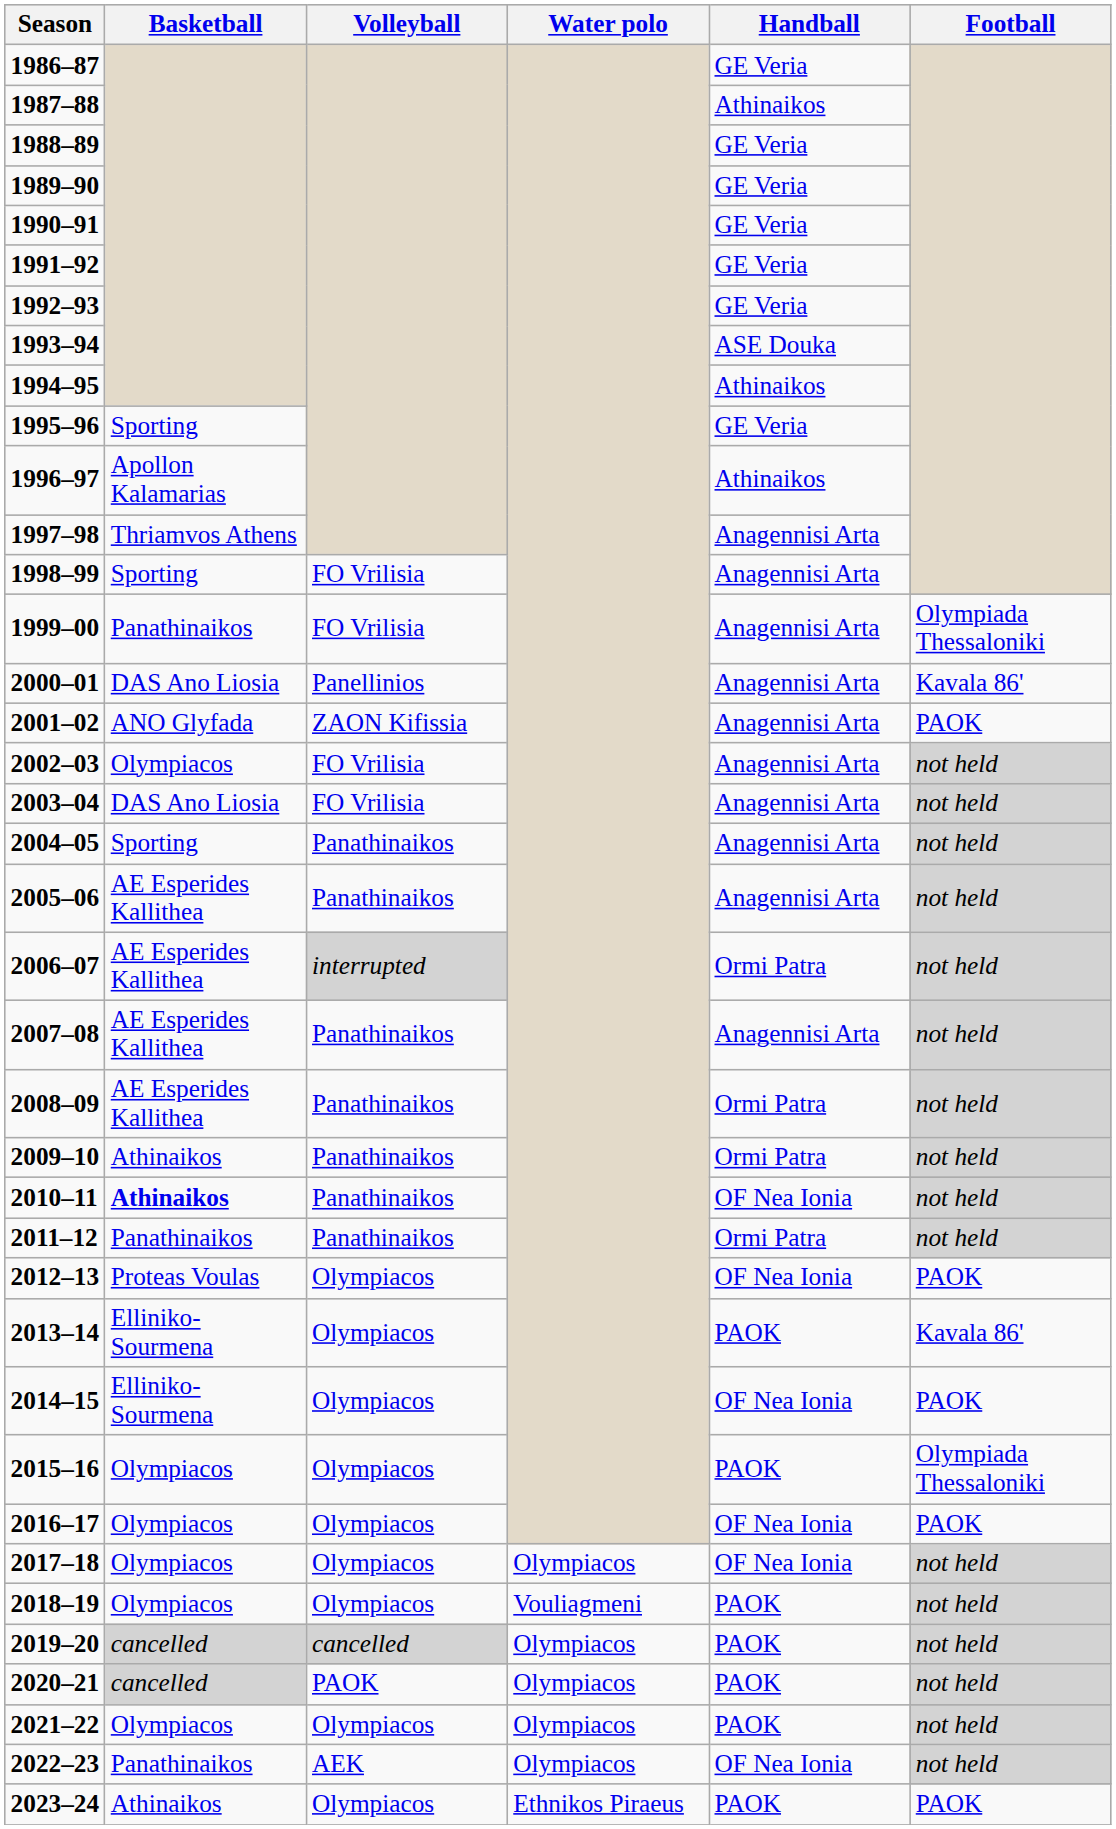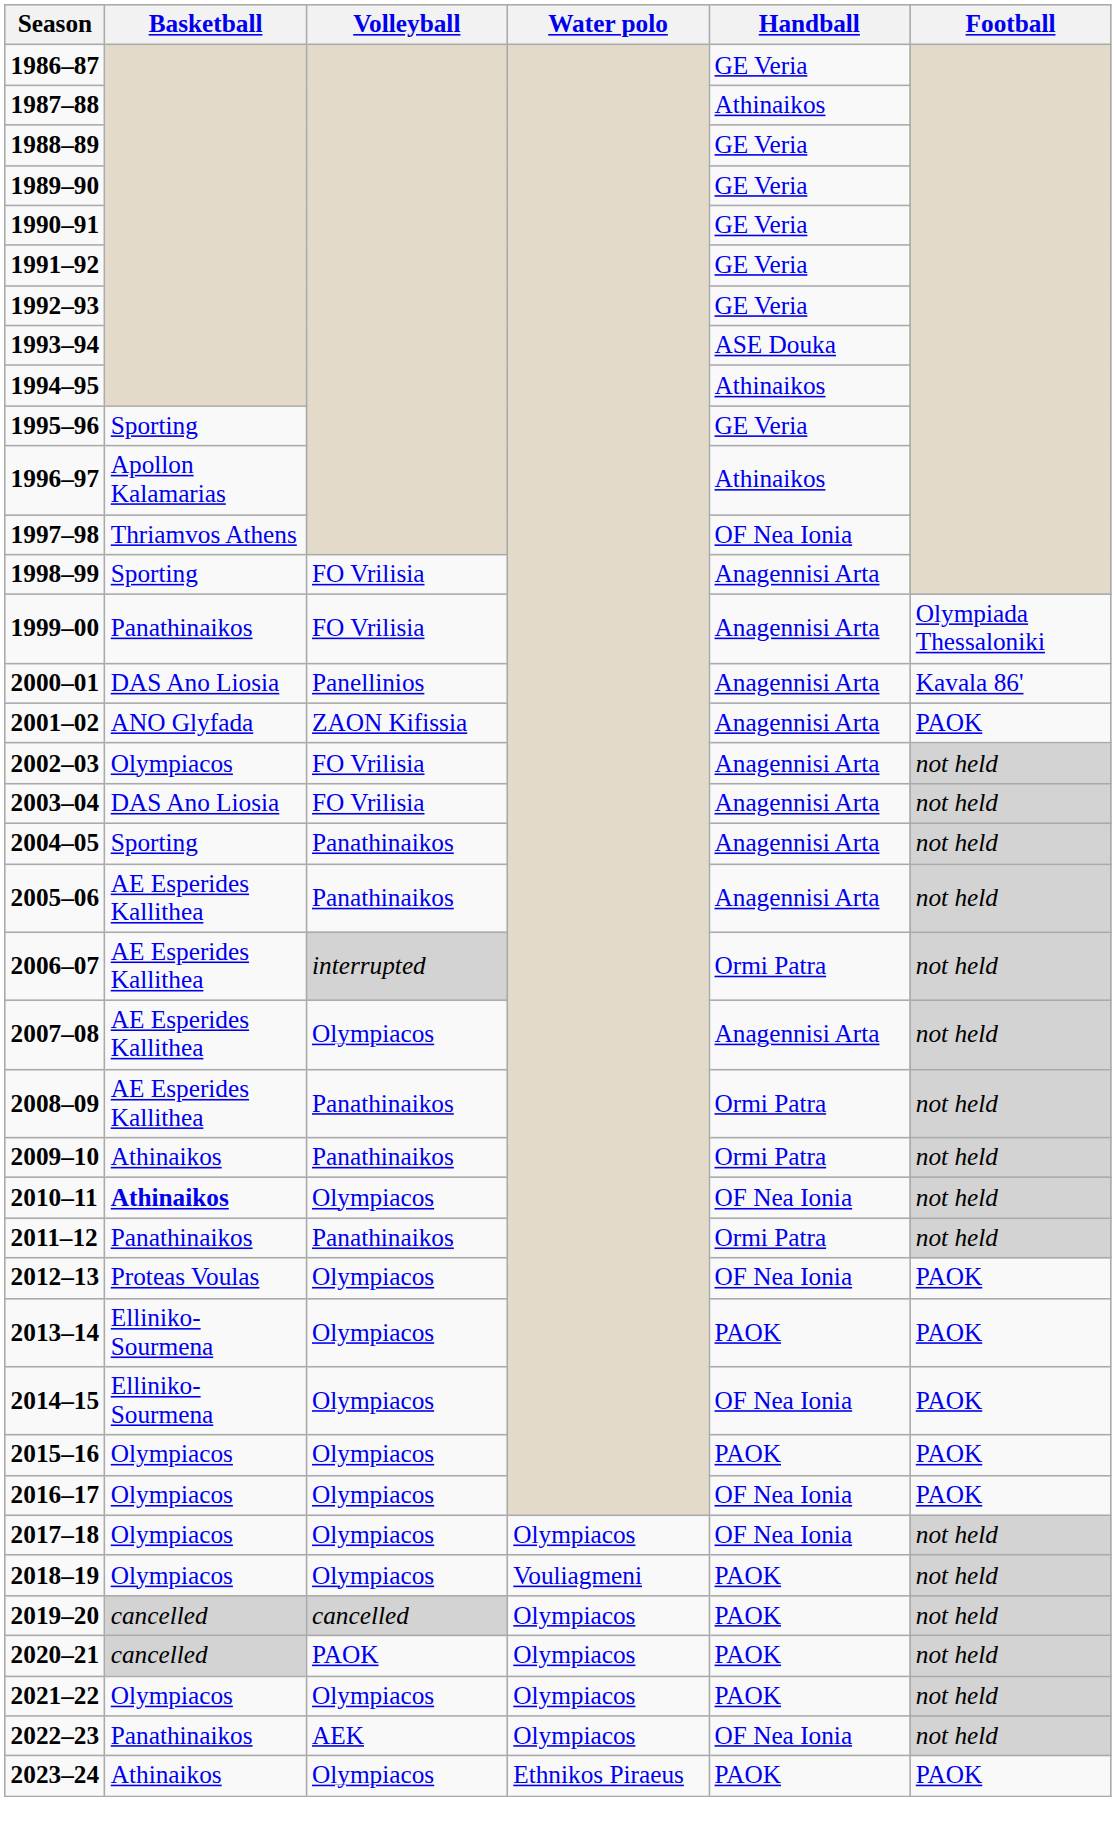(797, 534) Anagennisi Arta -> (783, 534) OF Nea Ionia
(383, 1034) Panathinaikos -> (373, 1034) Olympiacos
(383, 1197) Panathinaikos -> (373, 1197) Olympiacos
(970, 1331) Kavala 86' -> (949, 1331) PAOK
(980, 1469) Olympiada Thessaloniki -> (949, 1454) PAOK
